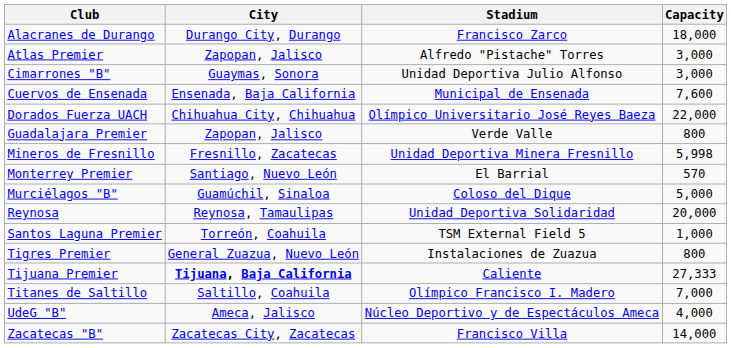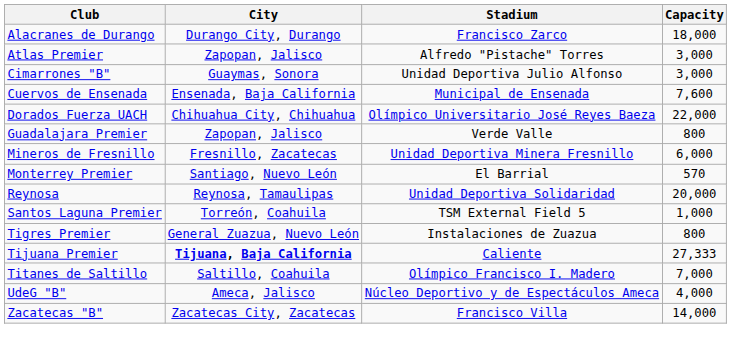(694, 154) 5,998 -> (694, 154) 6,000
- row: (63, 194)
